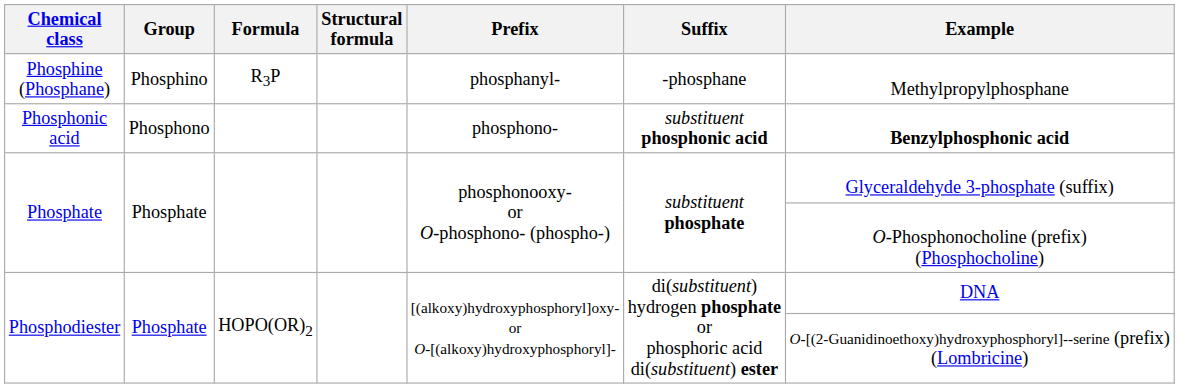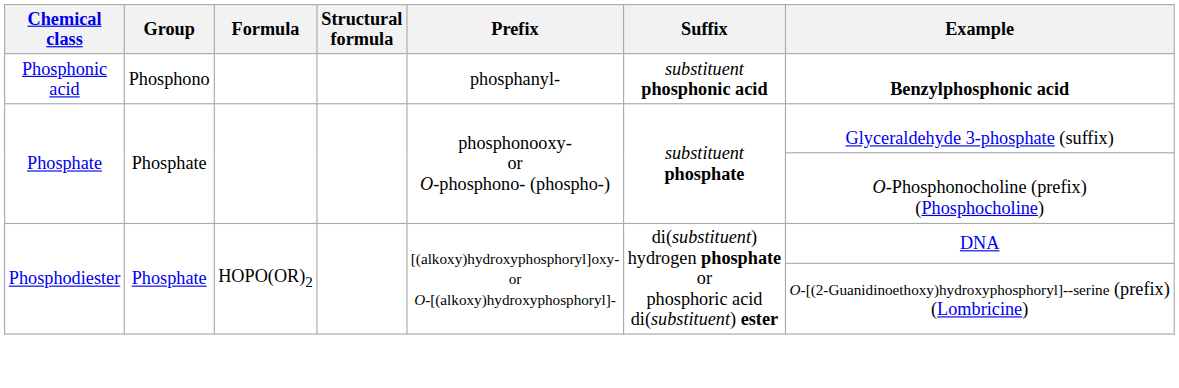- row: (65, 78)
(515, 128) phosphono- -> (515, 78) phosphanyl-
